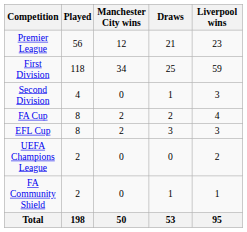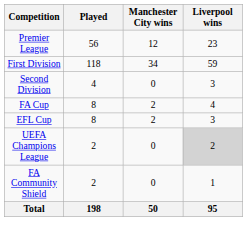- column: (170, 17)
(217, 157) no background -> (213, 146) lightgrey background
